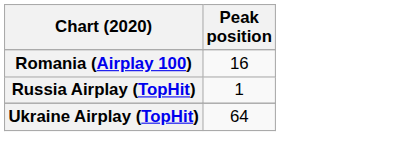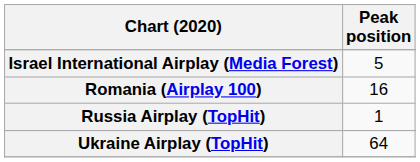+ row: (173, 63)
